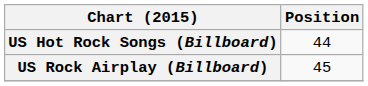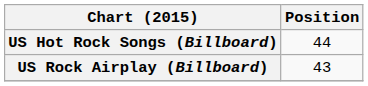(322, 68) 45 -> (322, 68) 43
